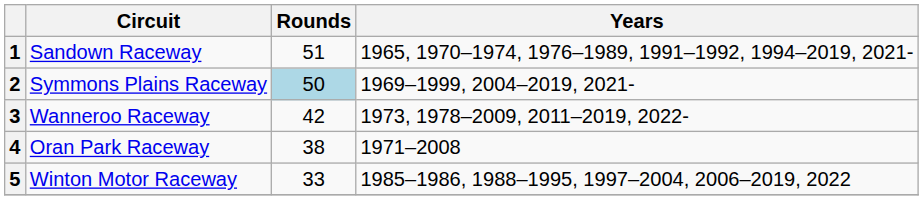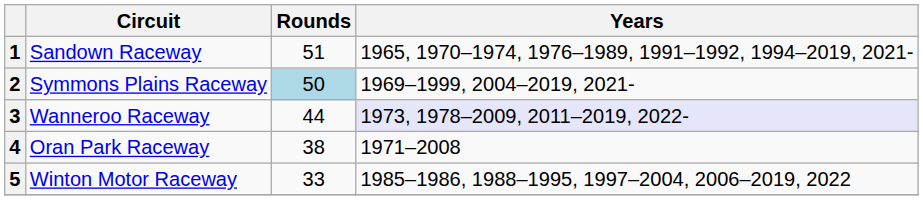(314, 116) 42 -> (314, 116) 44
(525, 116) no background -> (525, 116) lavender background
